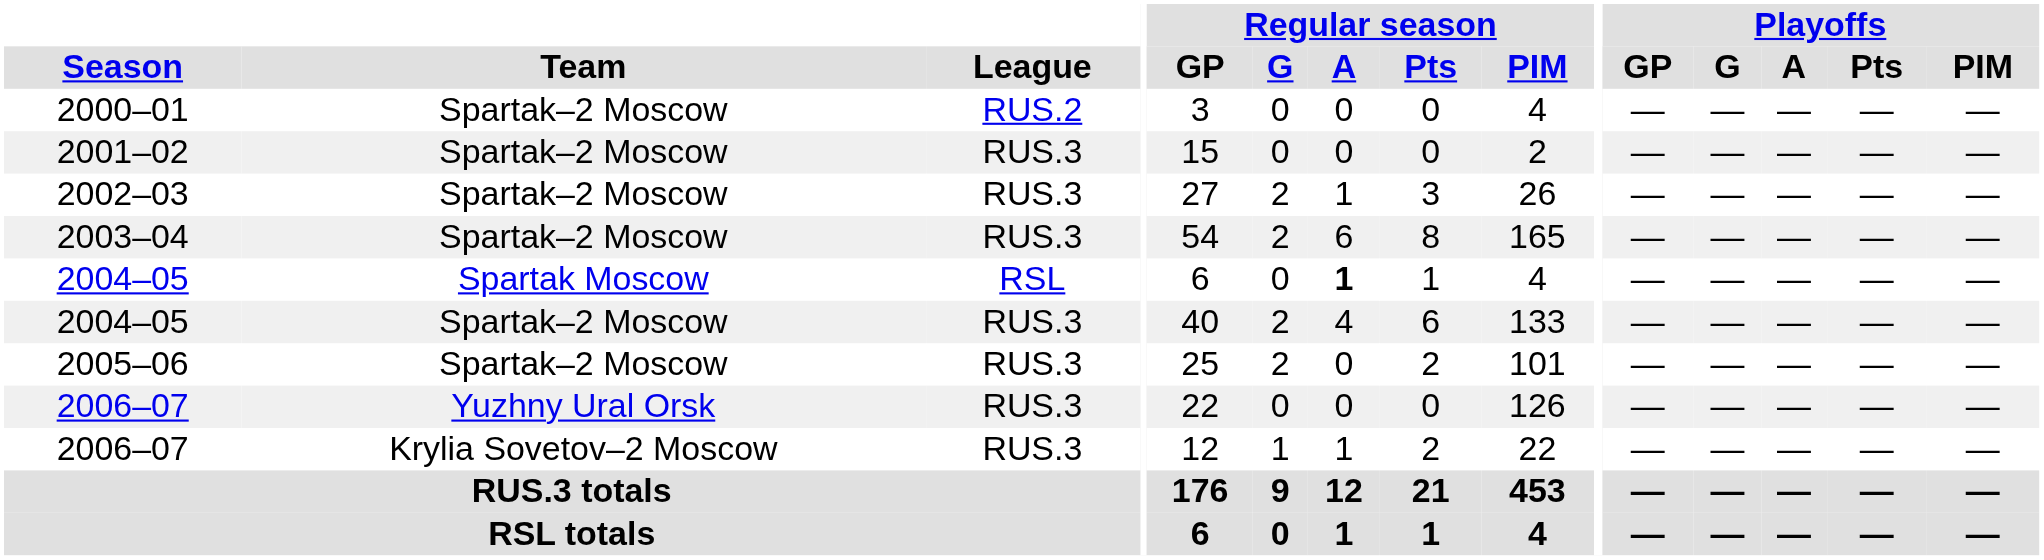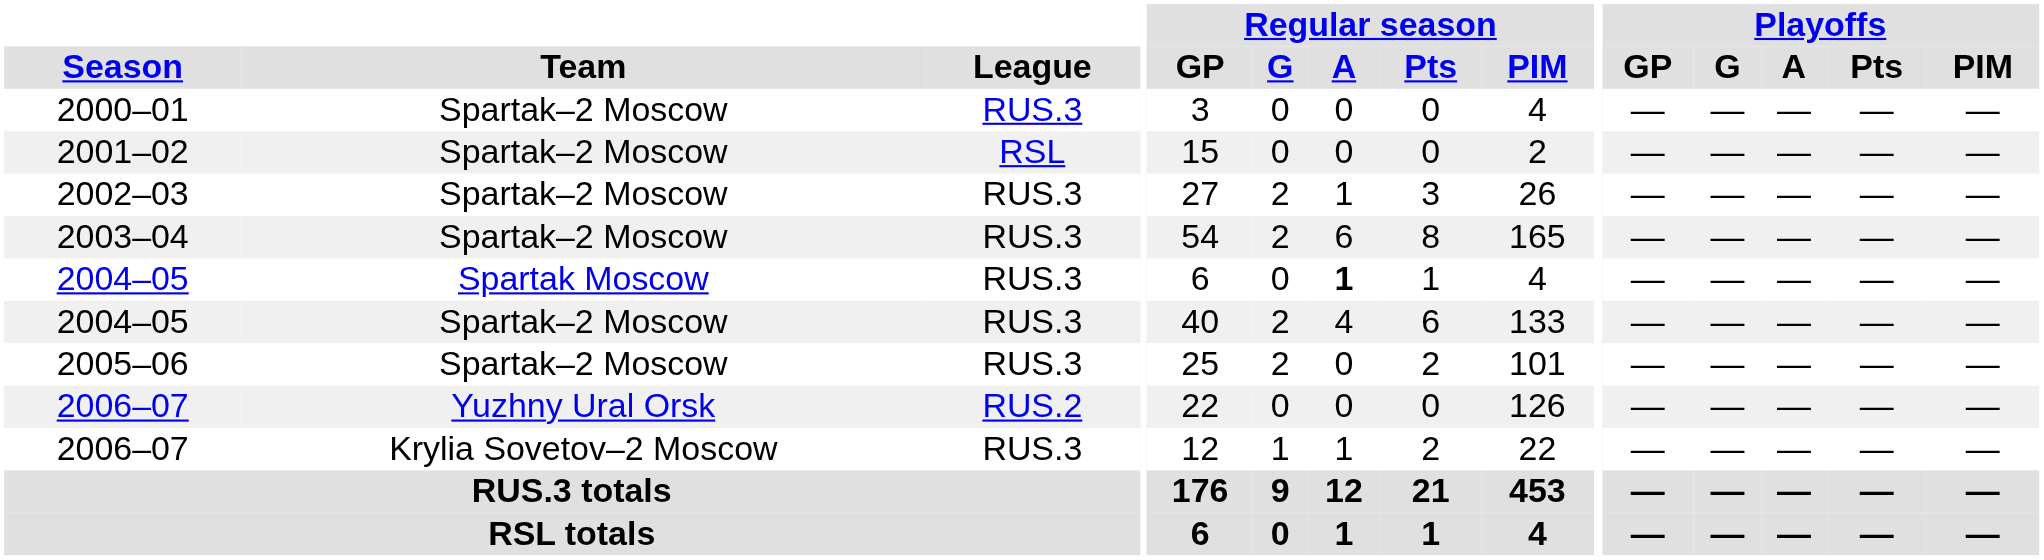(1032, 109) RUS.2 -> (1032, 109) RUS.3
(1032, 151) RUS.3 -> (1032, 151) RSL
(1032, 279) RSL -> (1032, 279) RUS.3
(1032, 406) RUS.3 -> (1032, 406) RUS.2
